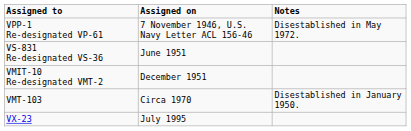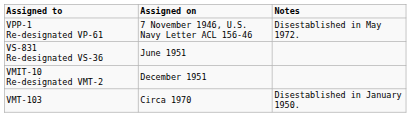- row: (19, 119)
